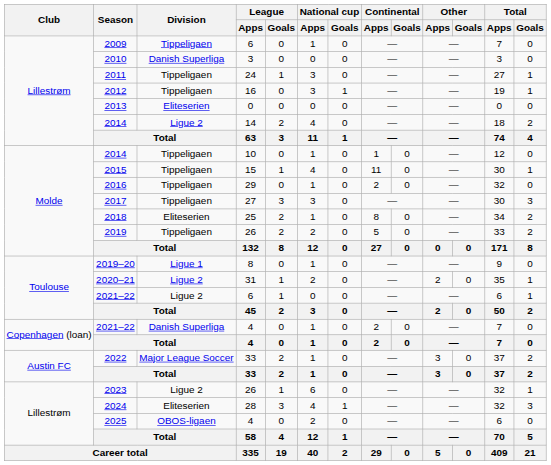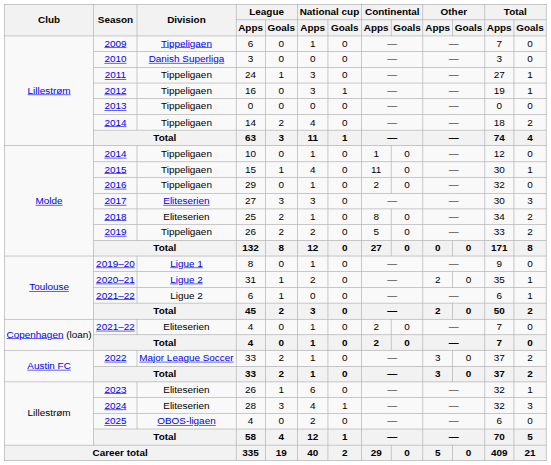(186, 106) Eliteserien -> (186, 106) Tippeligaen
(186, 122) Ligue 2 -> (186, 122) Tippeligaen
(186, 201) Tippeligaen -> (186, 201) Eliteserien
(186, 327) Danish Superliga -> (186, 327) Eliteserien
(186, 389) Ligue 2 -> (186, 389) Eliteserien
